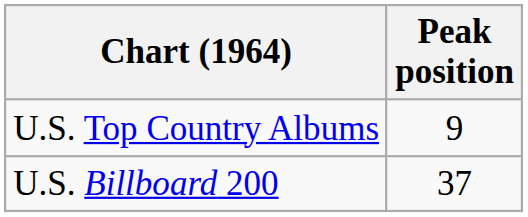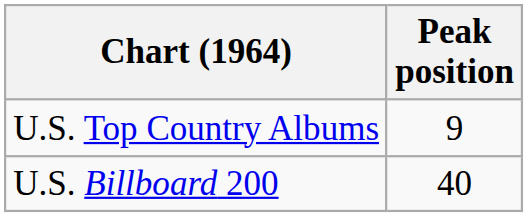(455, 182) 37 -> (455, 182) 40
